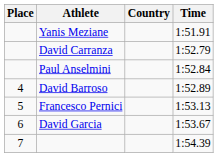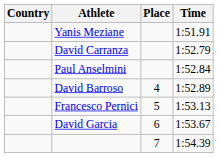columns swapped: (20, 13) <-> (149, 13)
